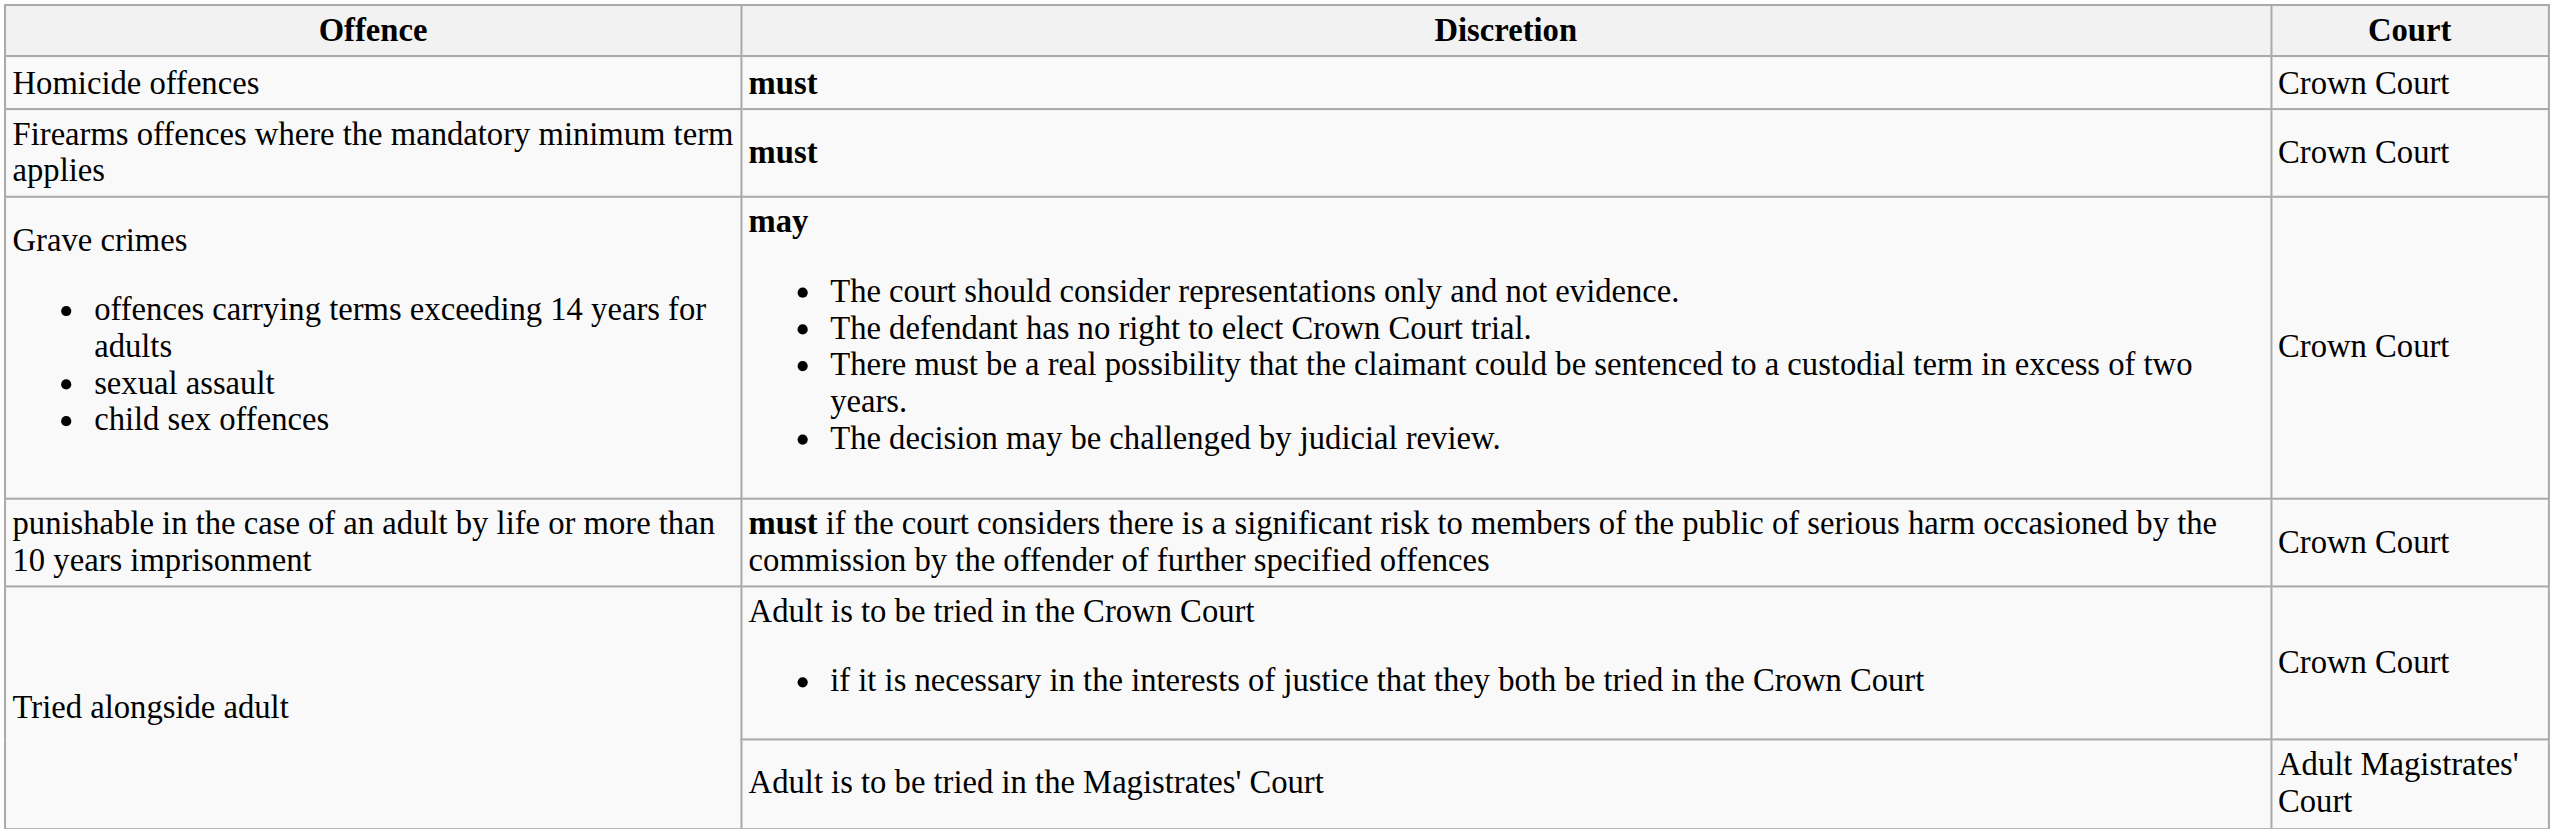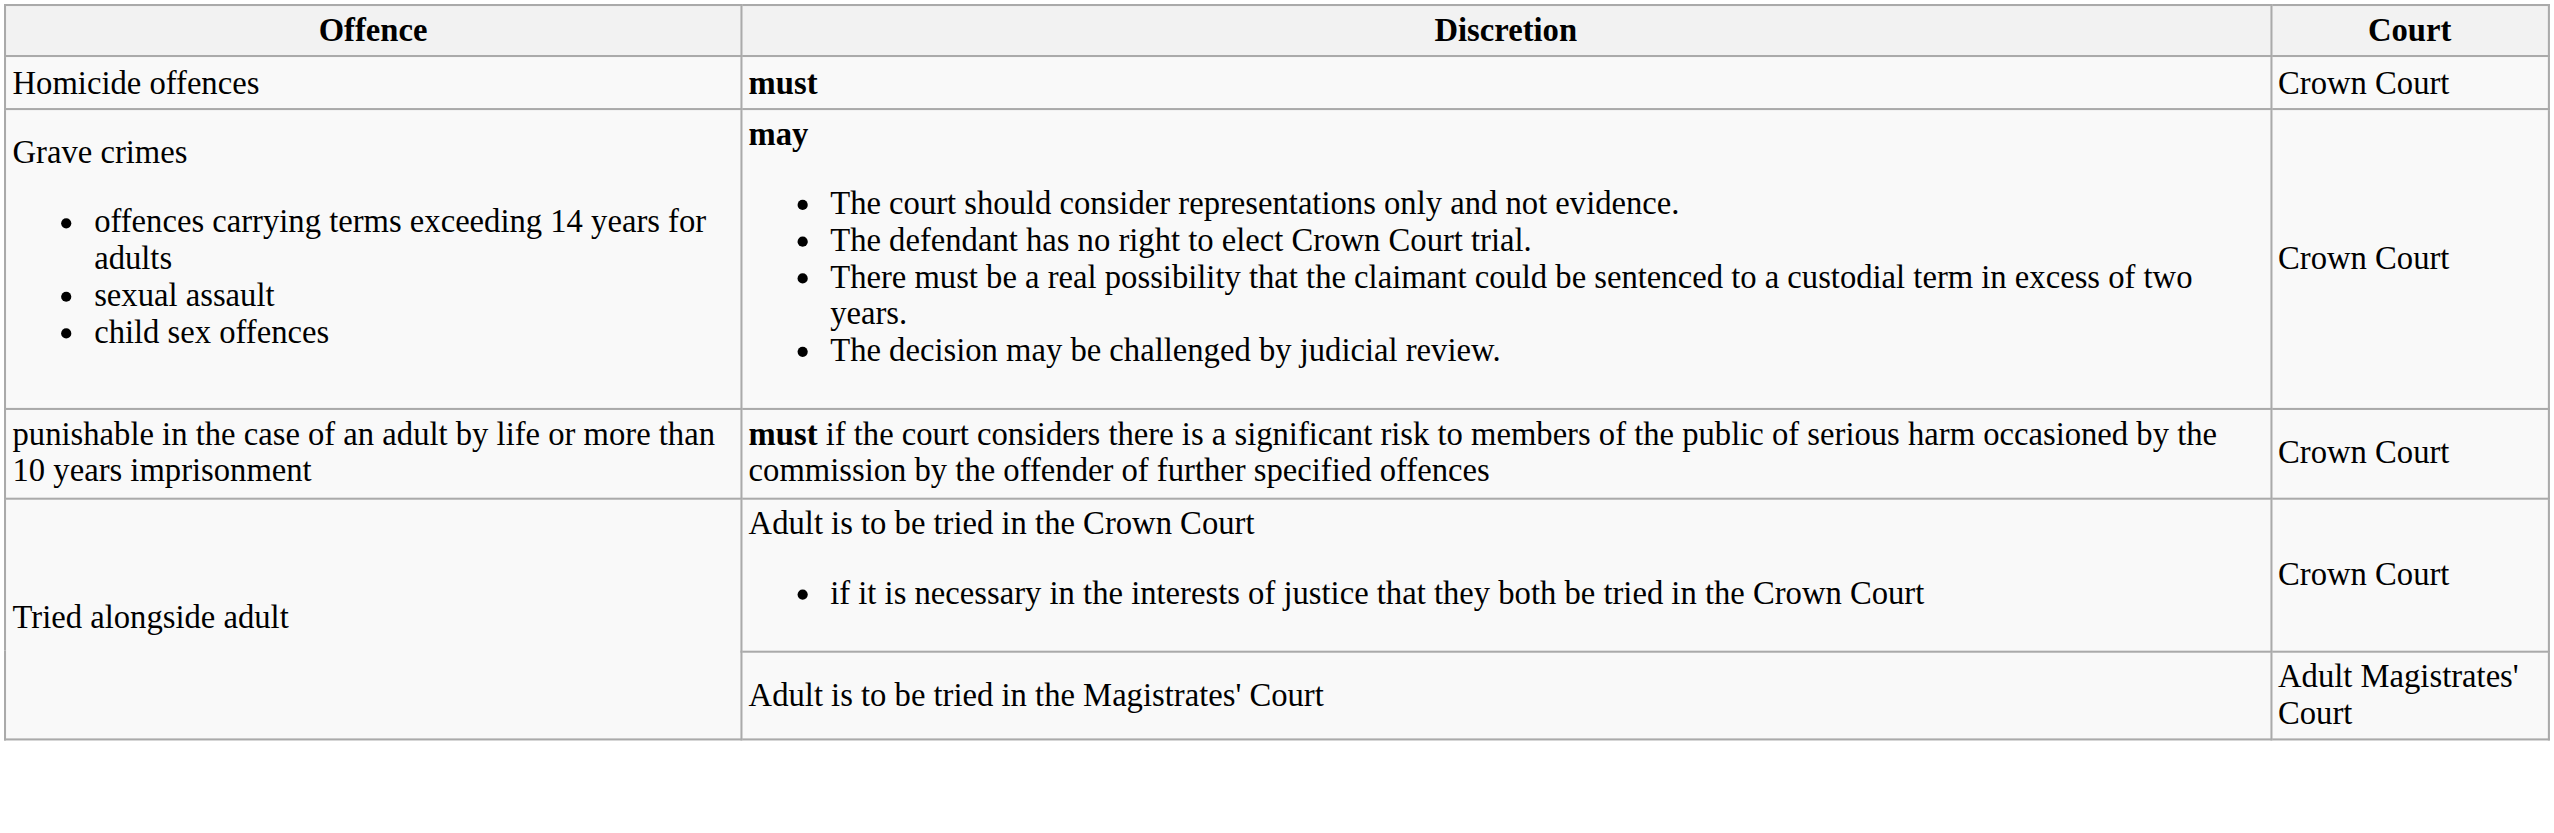- row: (373, 152)
